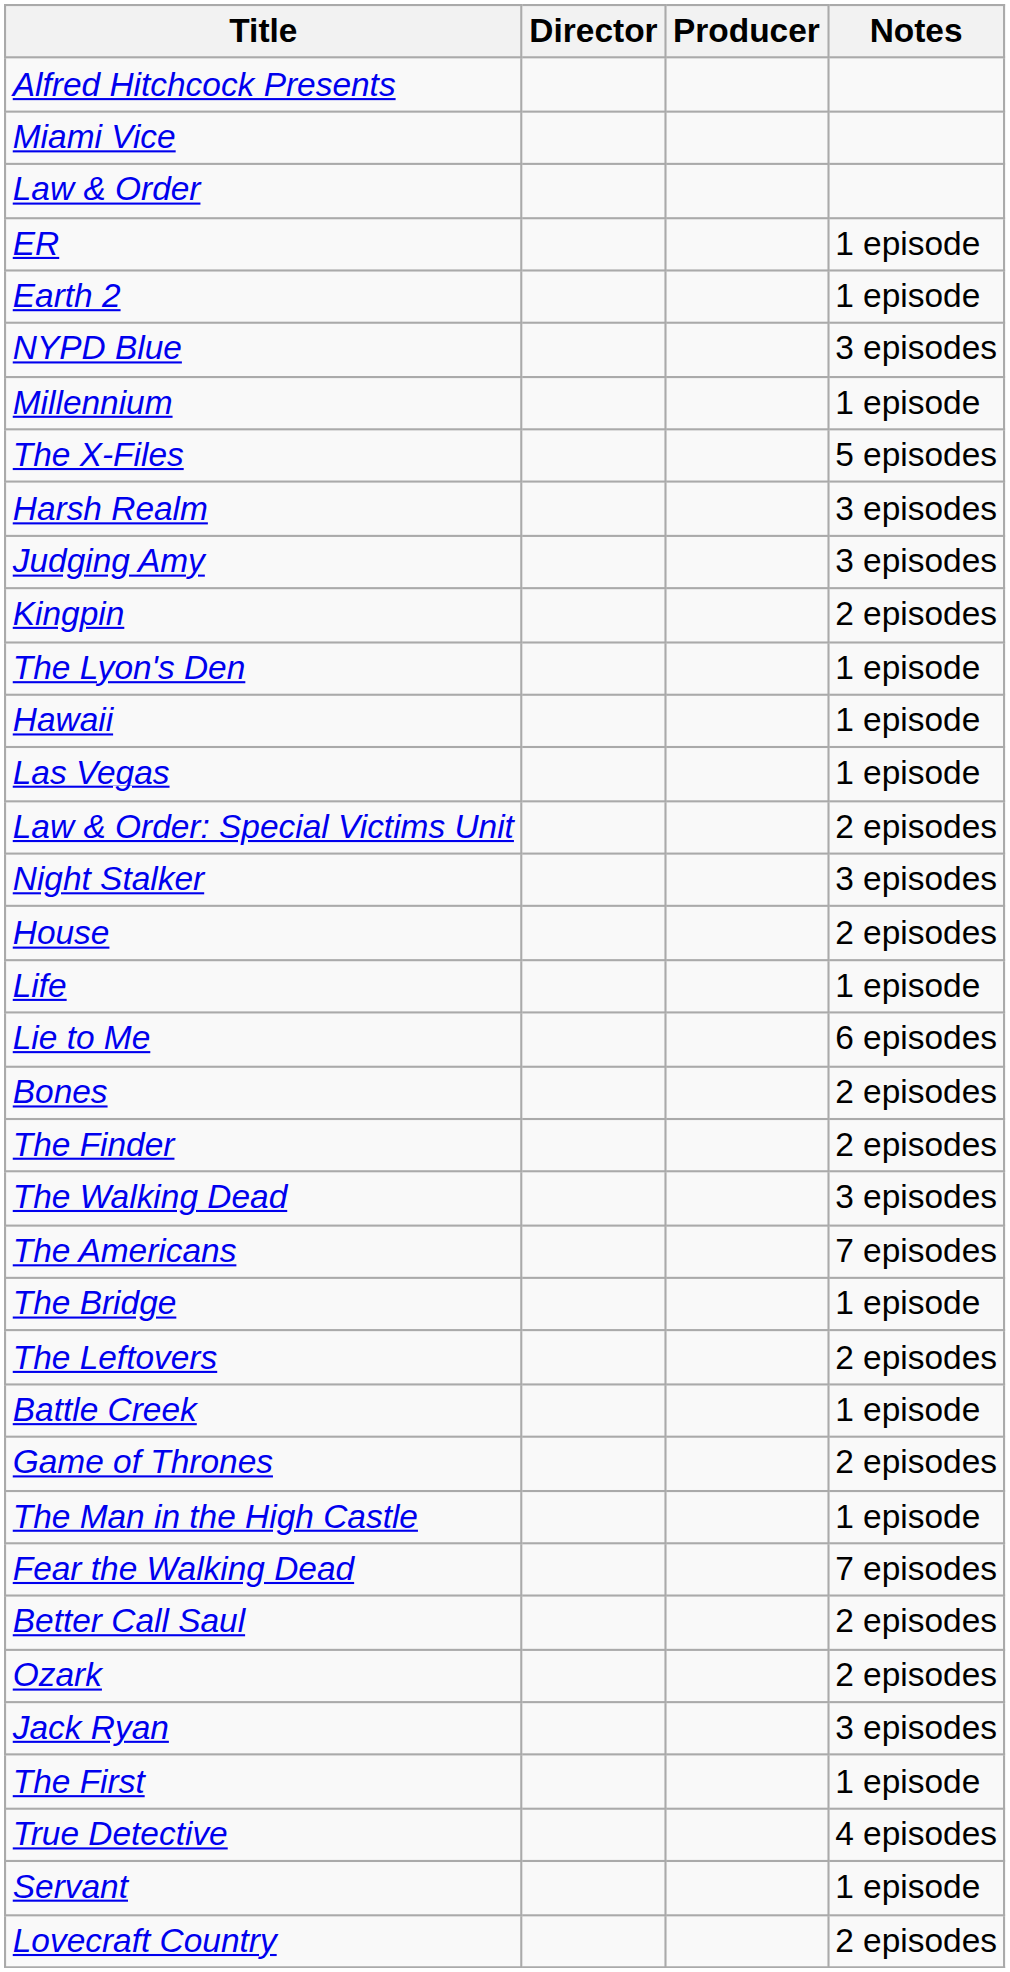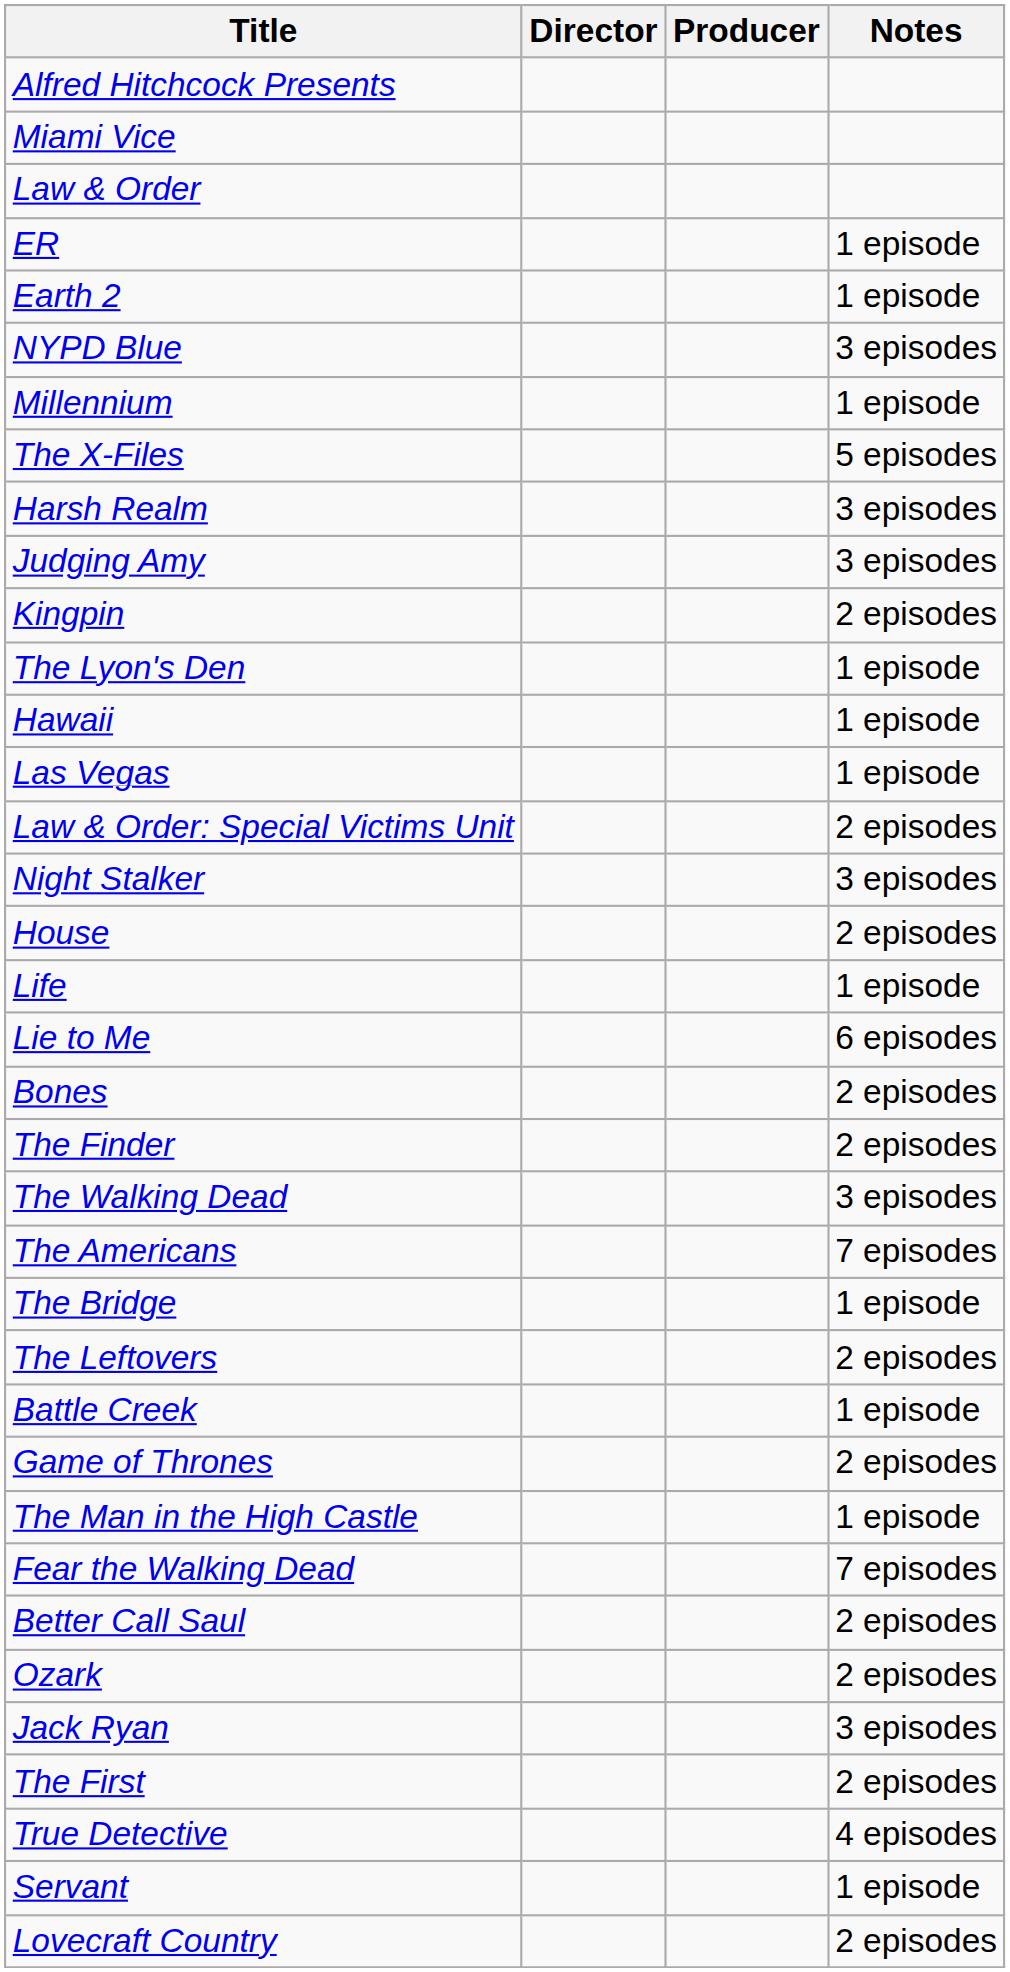(908, 1781) 1 episode -> (916, 1781) 2 episodes
